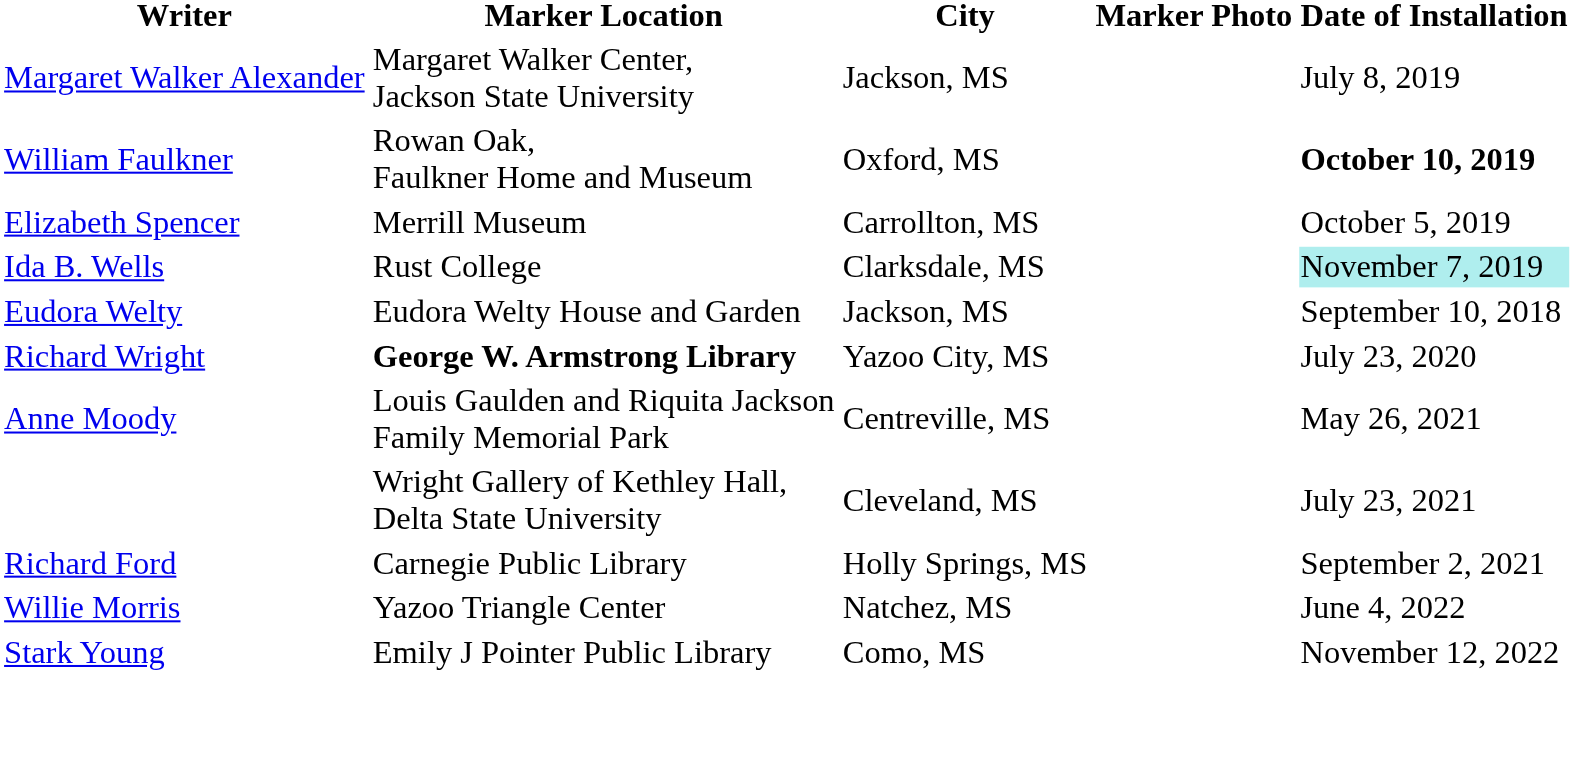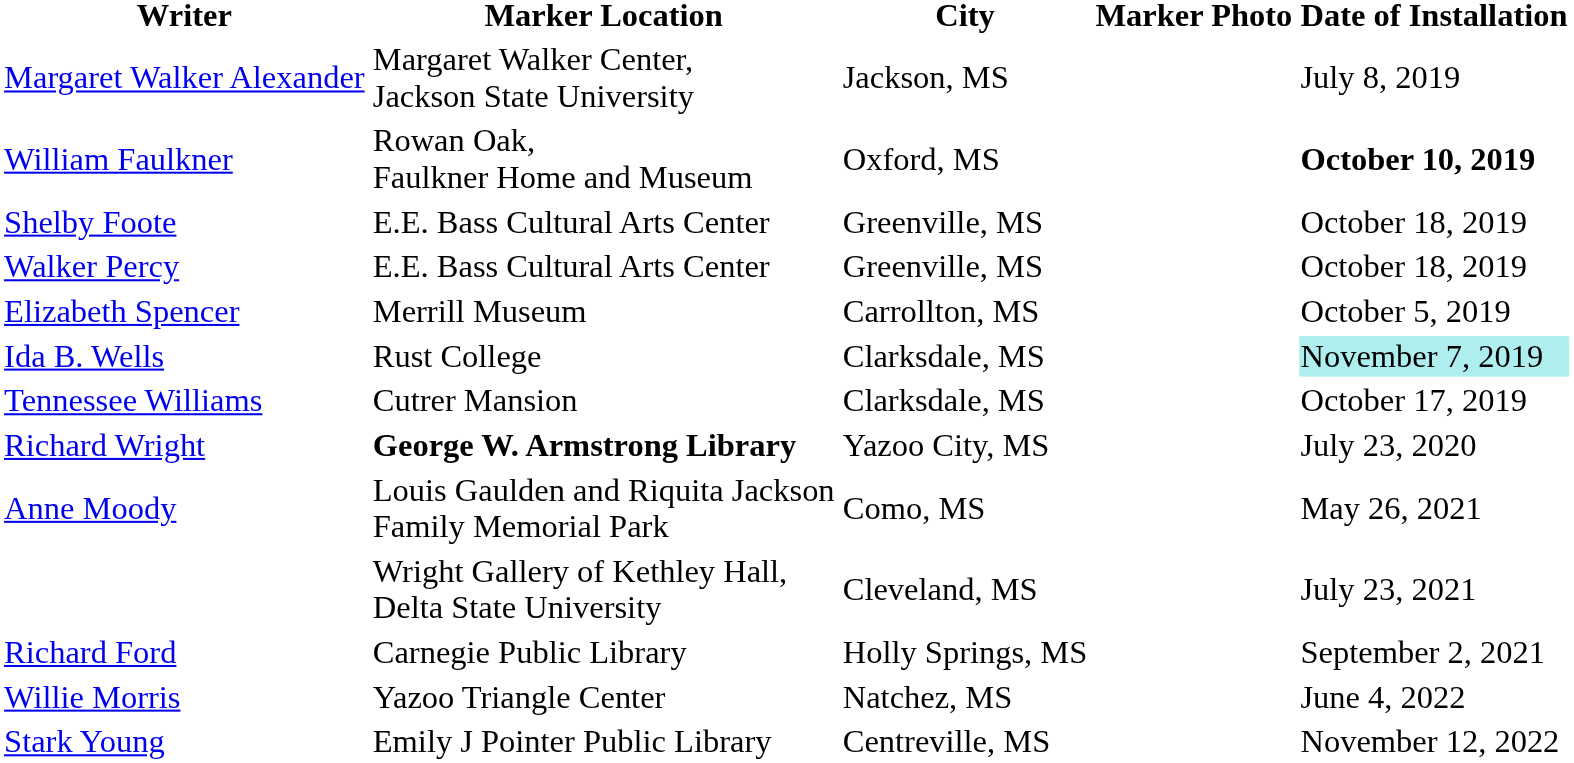+ row: (90, 221)
+ row: (92, 266)
- row: (93, 311)
+ row: (133, 400)
(946, 418) Centreville, MS -> (914, 508) Como, MS
(914, 652) Como, MS -> (946, 741) Centreville, MS
